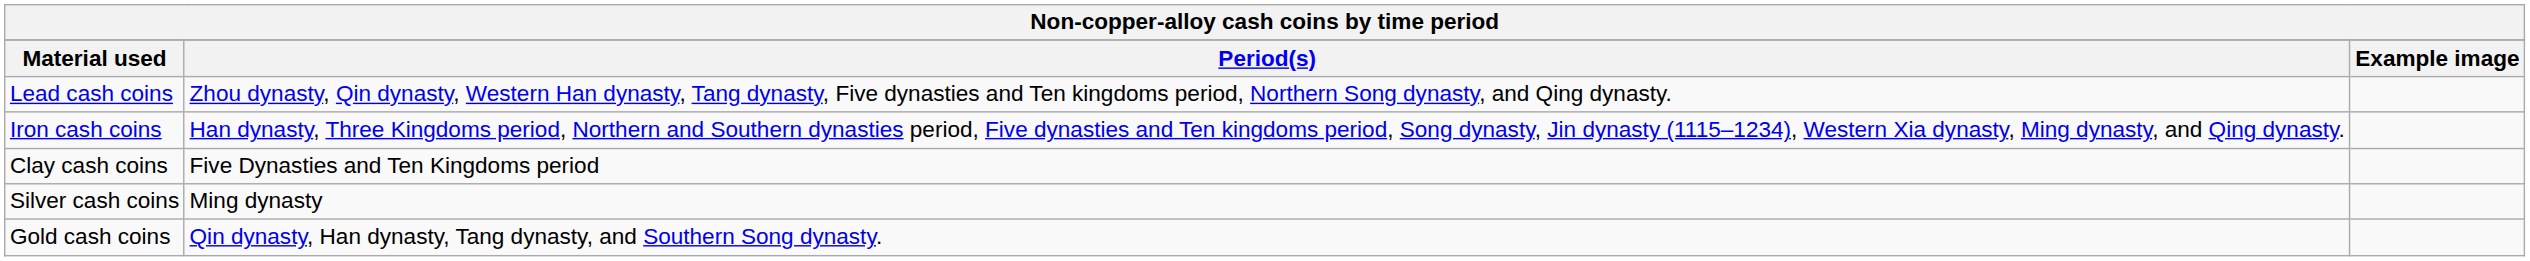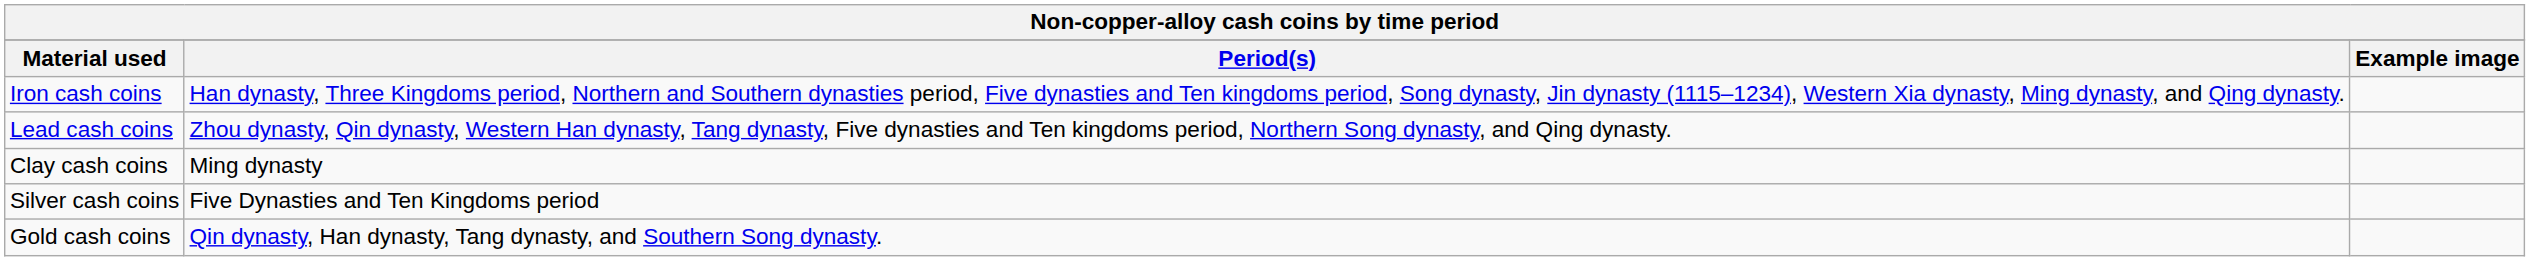rows swapped: (86, 129) <-> (91, 93)
(394, 165) Five Dynasties and Ten Kingdoms period -> (256, 165) Ming dynasty
(256, 201) Ming dynasty -> (394, 201) Five Dynasties and Ten Kingdoms period
